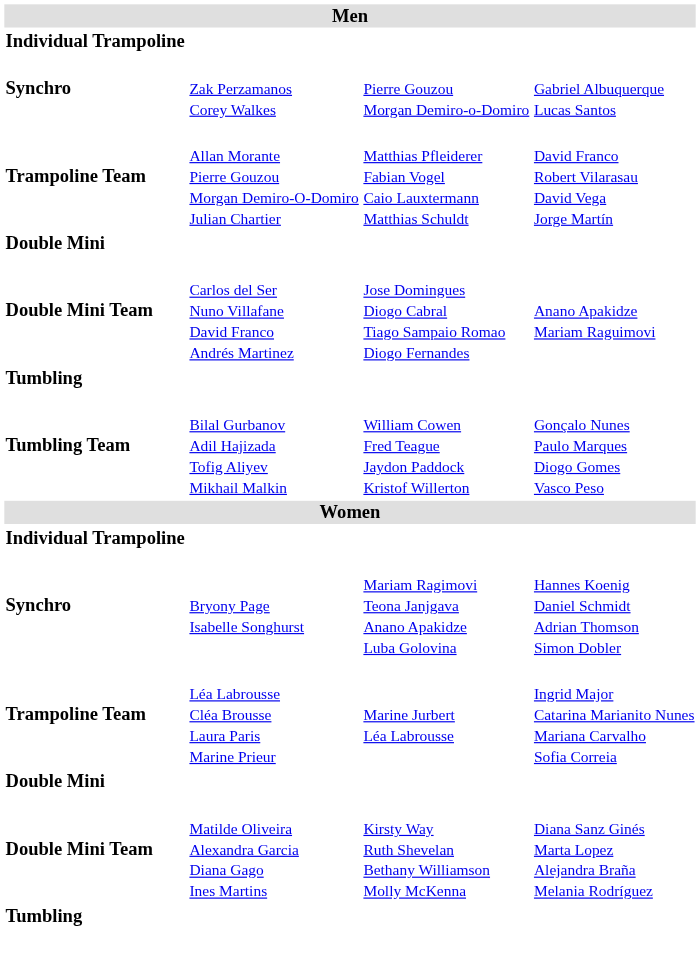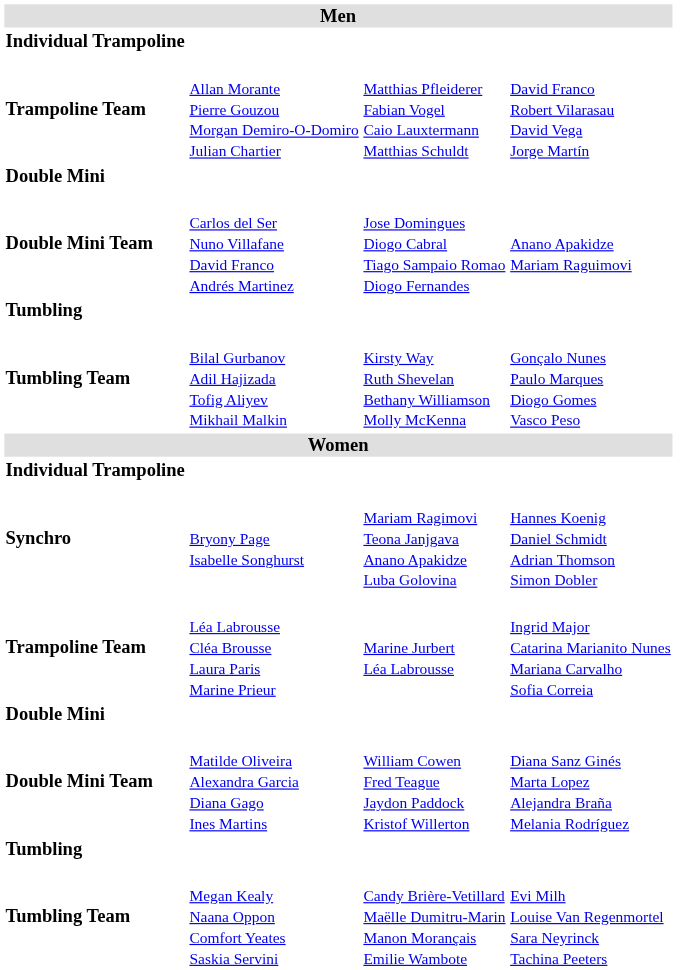- row: (38, 87)
(416, 456) William Cowen Fred Teague Jaydon Paddock Kristof Willerton -> (427, 389) Kirsty Way Ruth Shevelan Bethany Williamson Molly McKenna
(427, 860) Kirsty Way Ruth Shevelan Bethany Williamson Molly McKenna -> (416, 793) William Cowen Fred Teague Jaydon Paddock Kristof Willerton
+ row: (68, 915)
